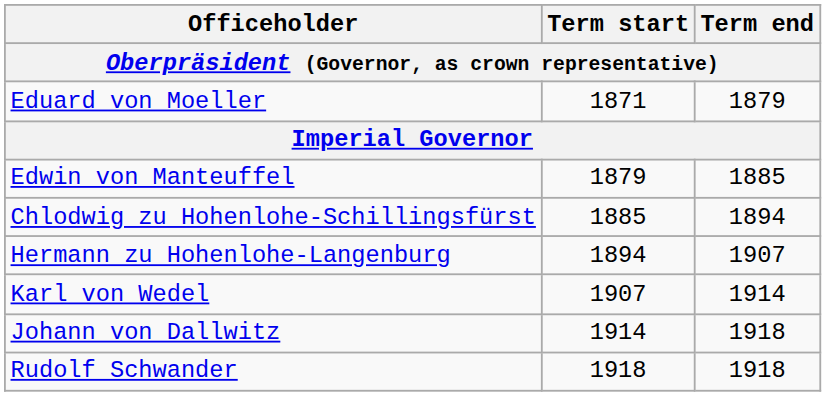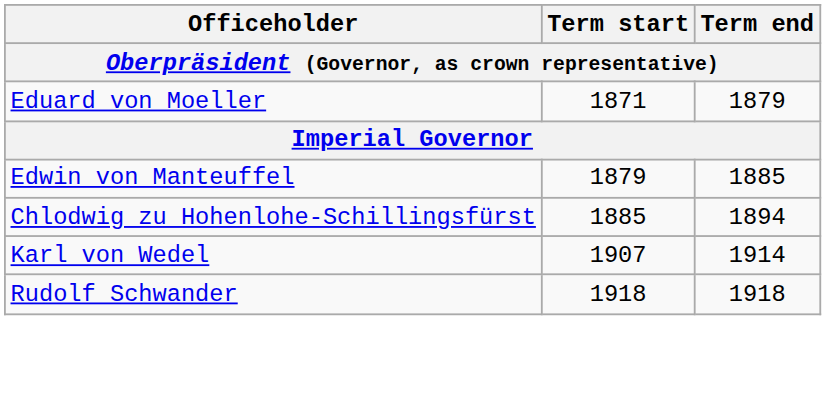- row: (231, 256)
- row: (145, 333)
